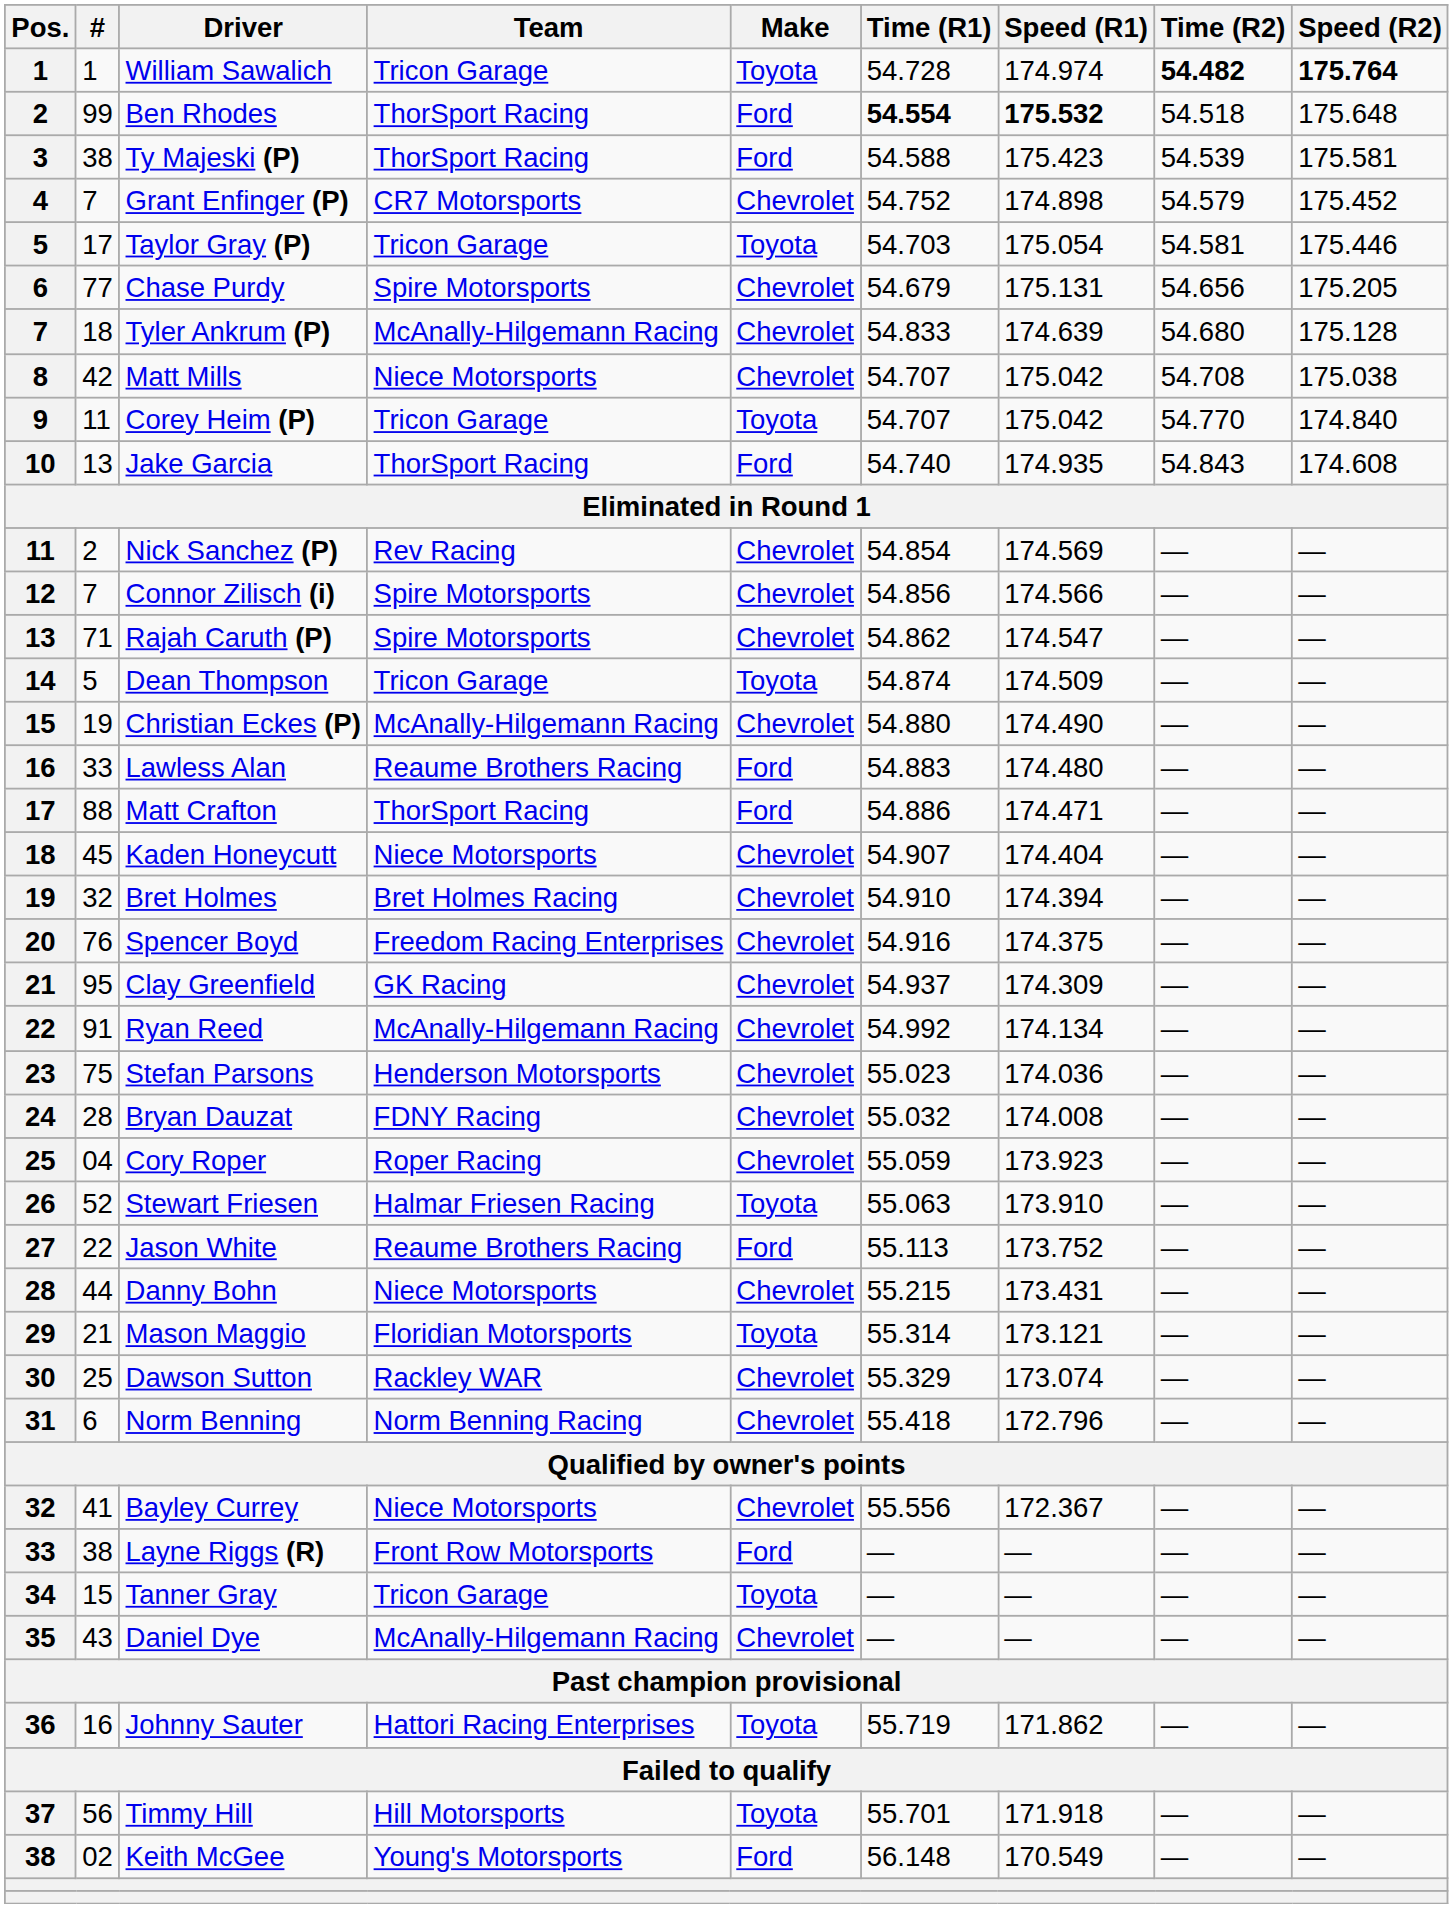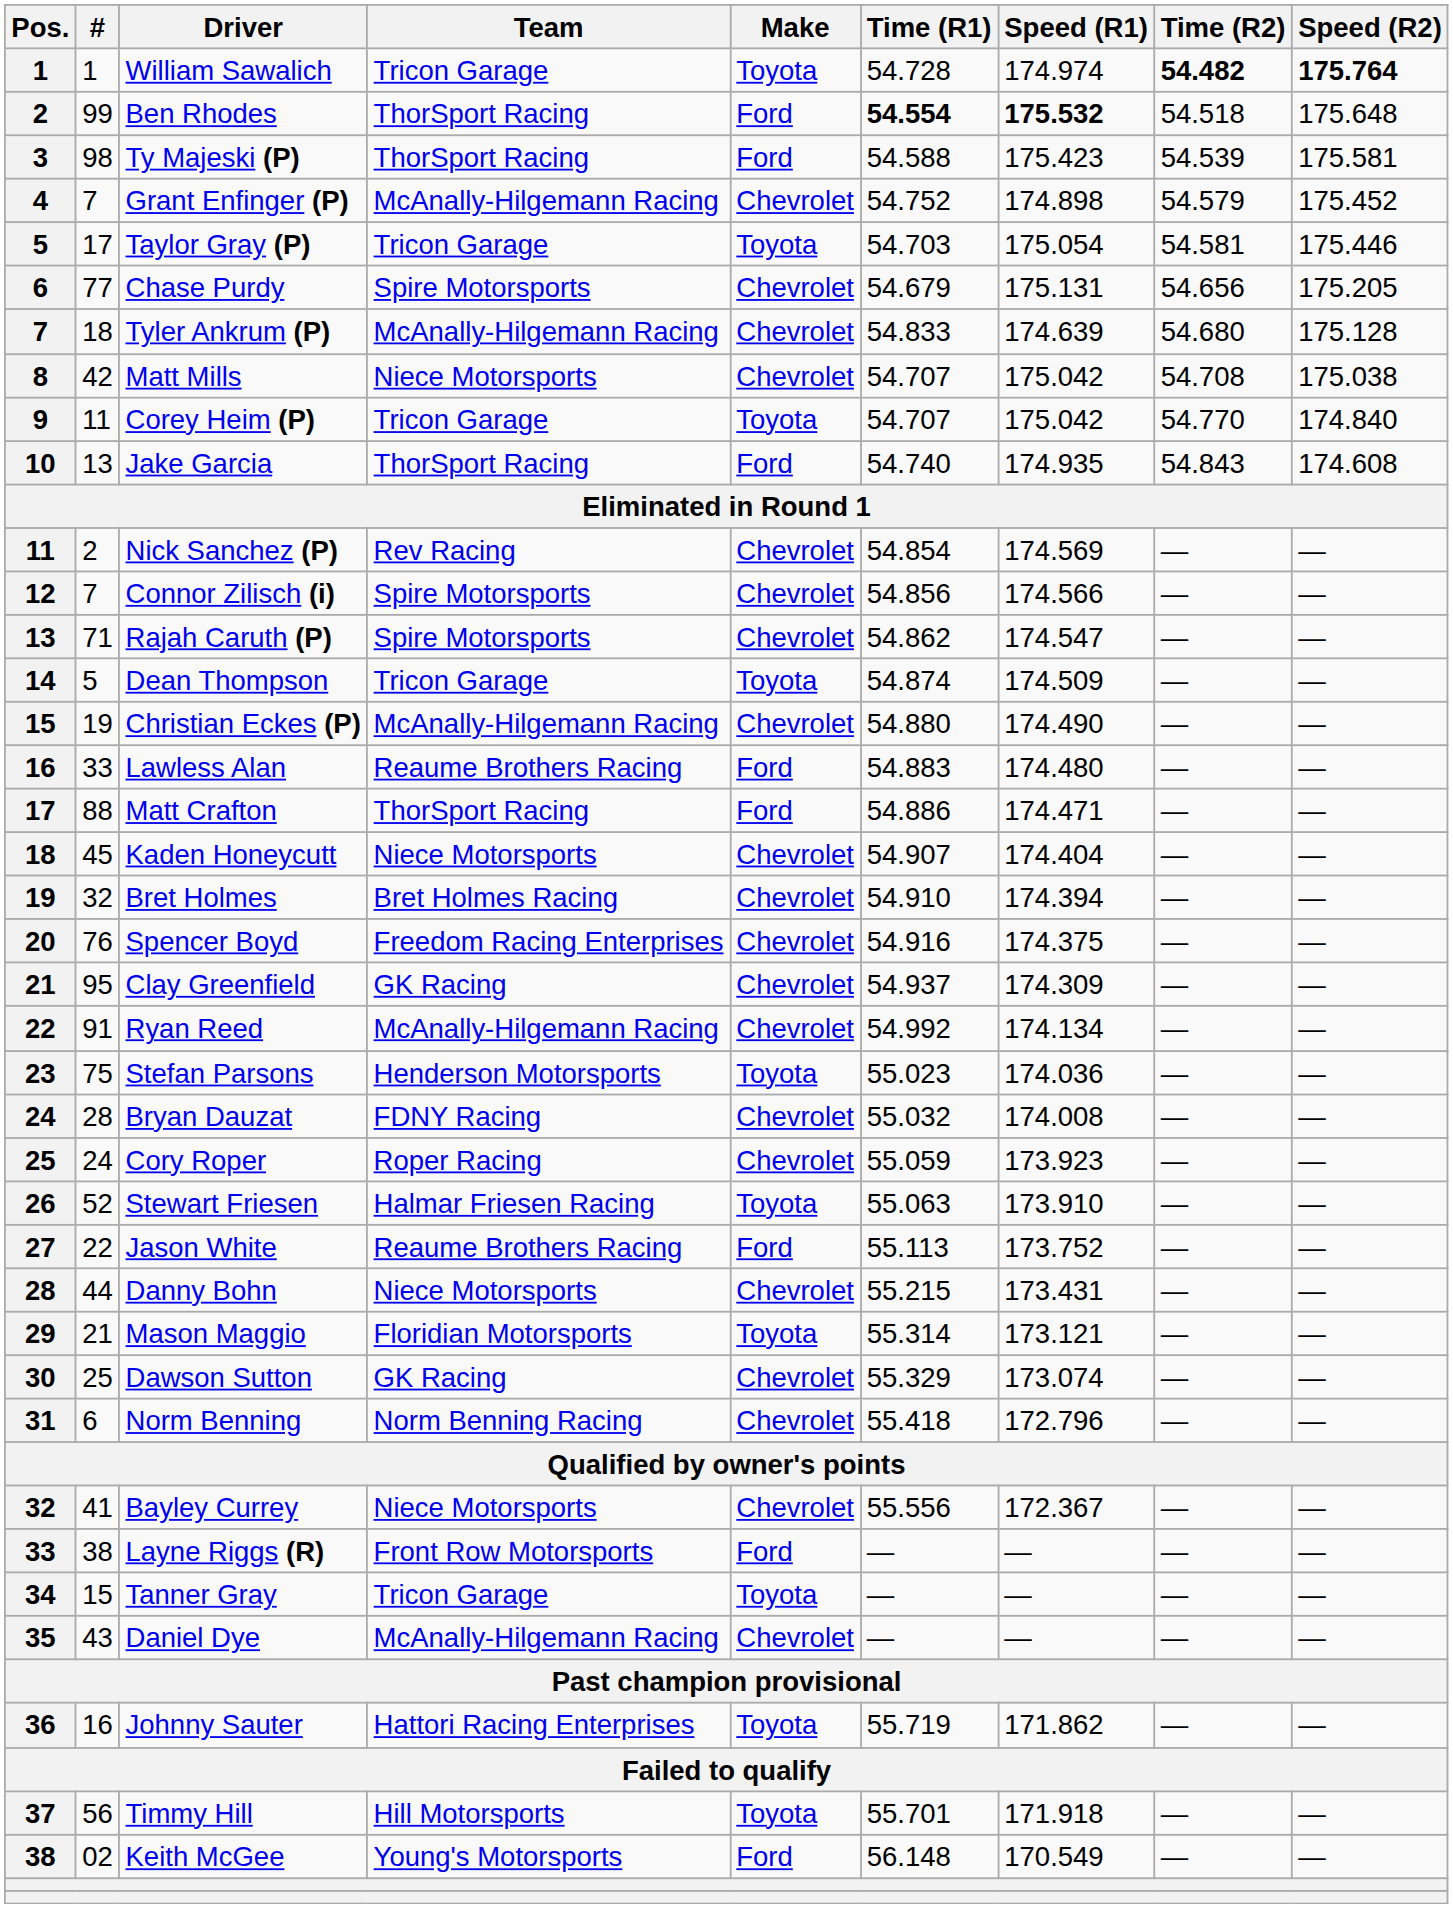(97, 158) 38 -> (97, 158) 98
(477, 201) CR7 Motorsports -> (546, 201) McAnally-Hilgemann Racing
(795, 1072) Chevrolet -> (777, 1072) Toyota
(97, 1159) 04 -> (97, 1159) 24
(458, 1377) Rackley WAR -> (440, 1377) GK Racing
